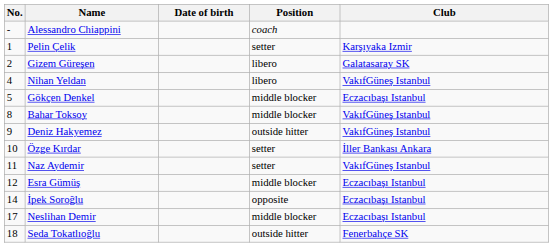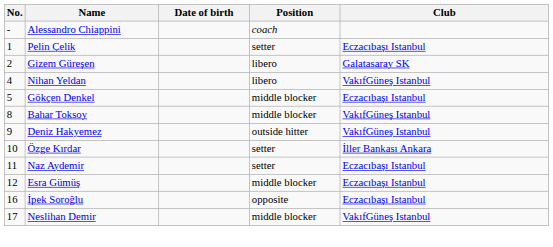(377, 47) Karşıyaka Izmir -> (384, 47) Eczacıbaşı Istanbul
(386, 166) VakıfGüneş Istanbul -> (384, 166) Eczacıbaşı Istanbul
(12, 200) 14 -> (12, 200) 16
(384, 217) Eczacıbaşı Istanbul -> (386, 217) VakıfGüneş Istanbul
- row: (64, 234)
